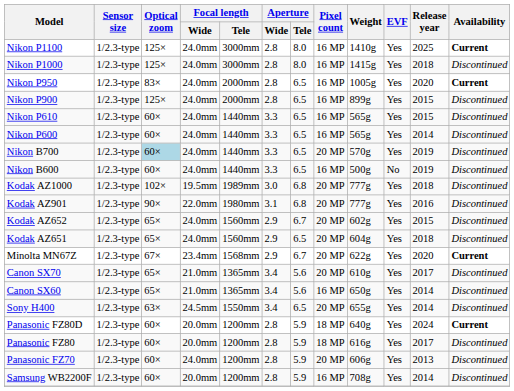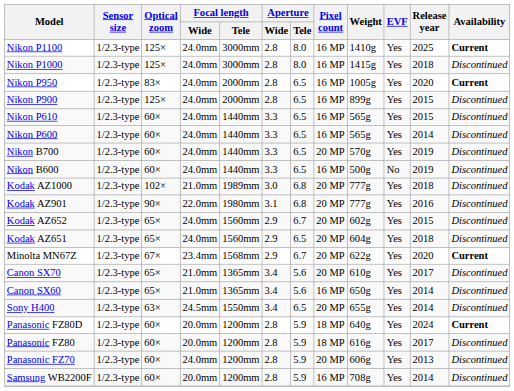(153, 152) lightblue background -> (153, 152) no background
(200, 186) 19.5mm -> (200, 186) 21.0mm
